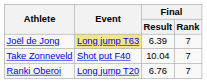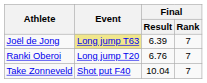rows swapped: (34, 71) <-> (40, 56)
